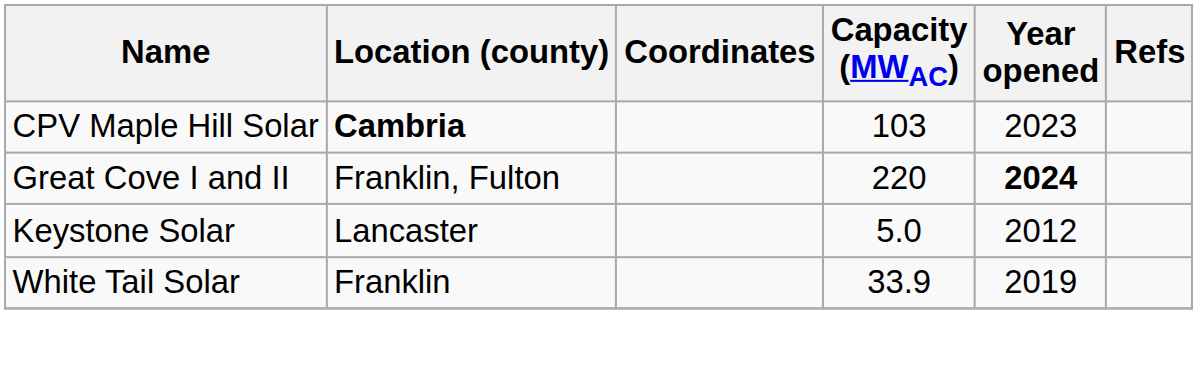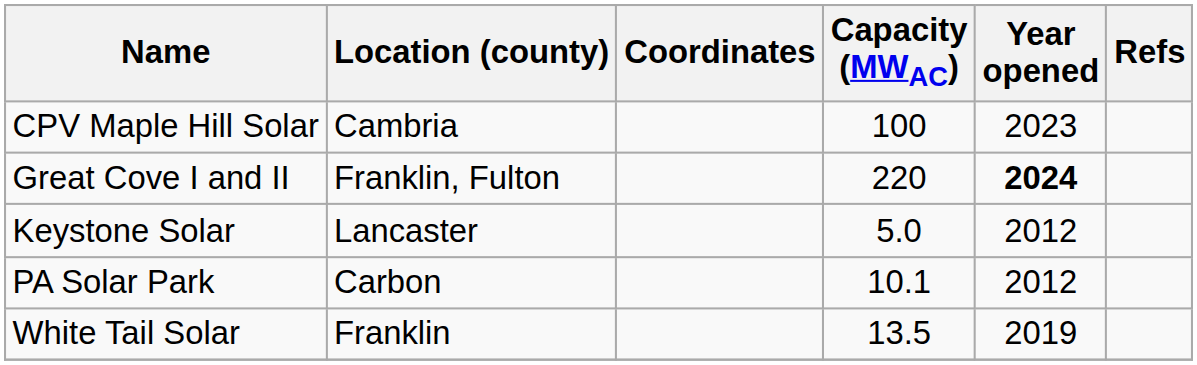(400, 125) bold -> (396, 125) normal
(899, 125) 103 -> (899, 125) 100
+ row: (113, 282)
(899, 282) 33.9 -> (899, 334) 13.5
